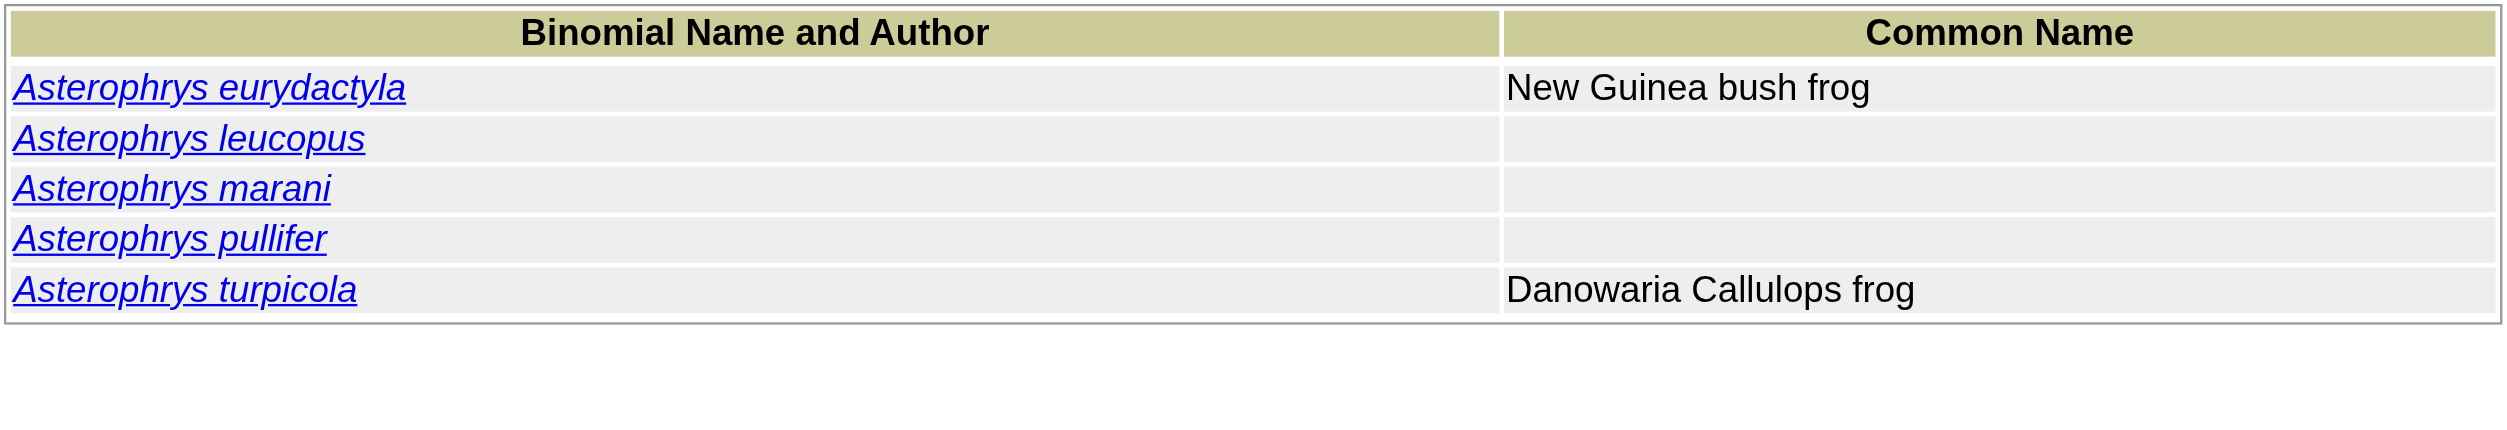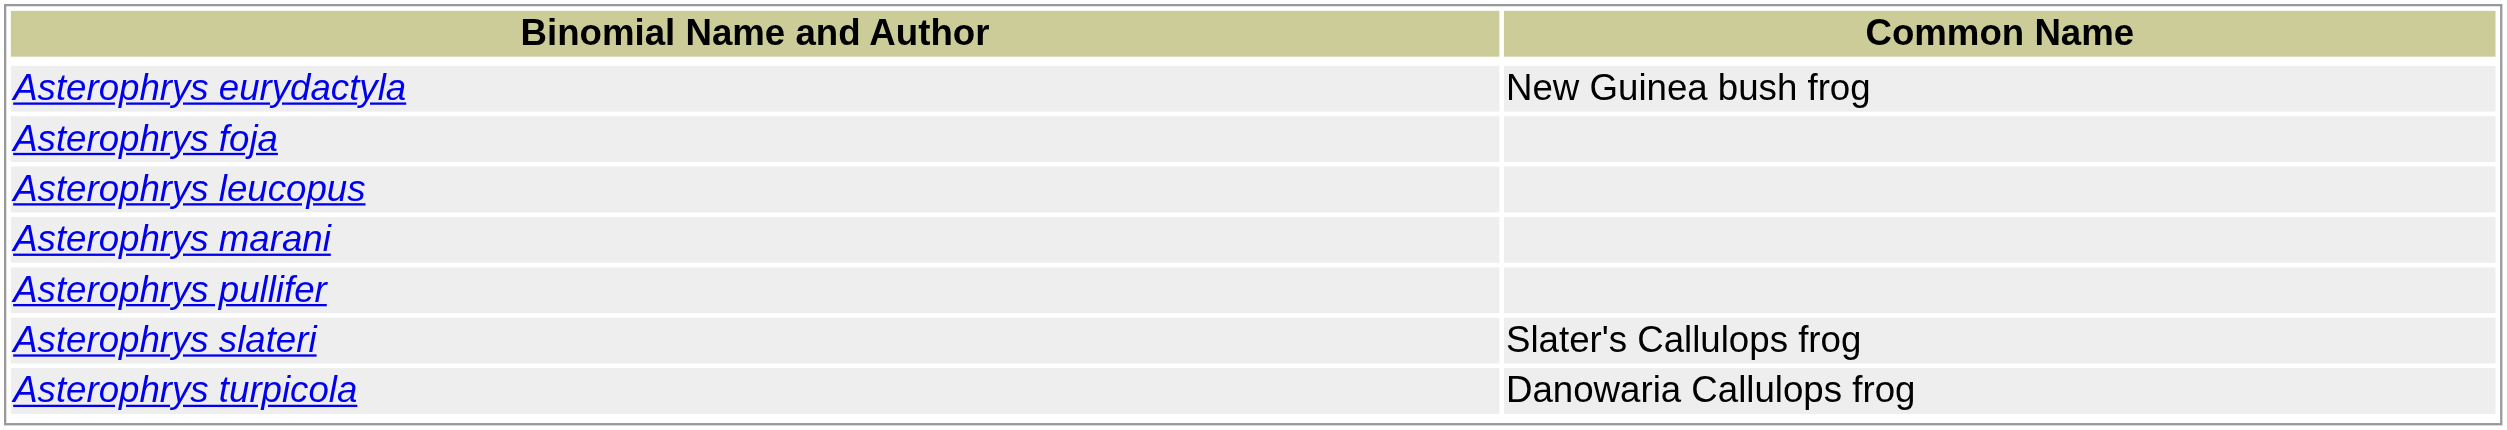+ row: (146, 138)
+ row: (165, 339)
